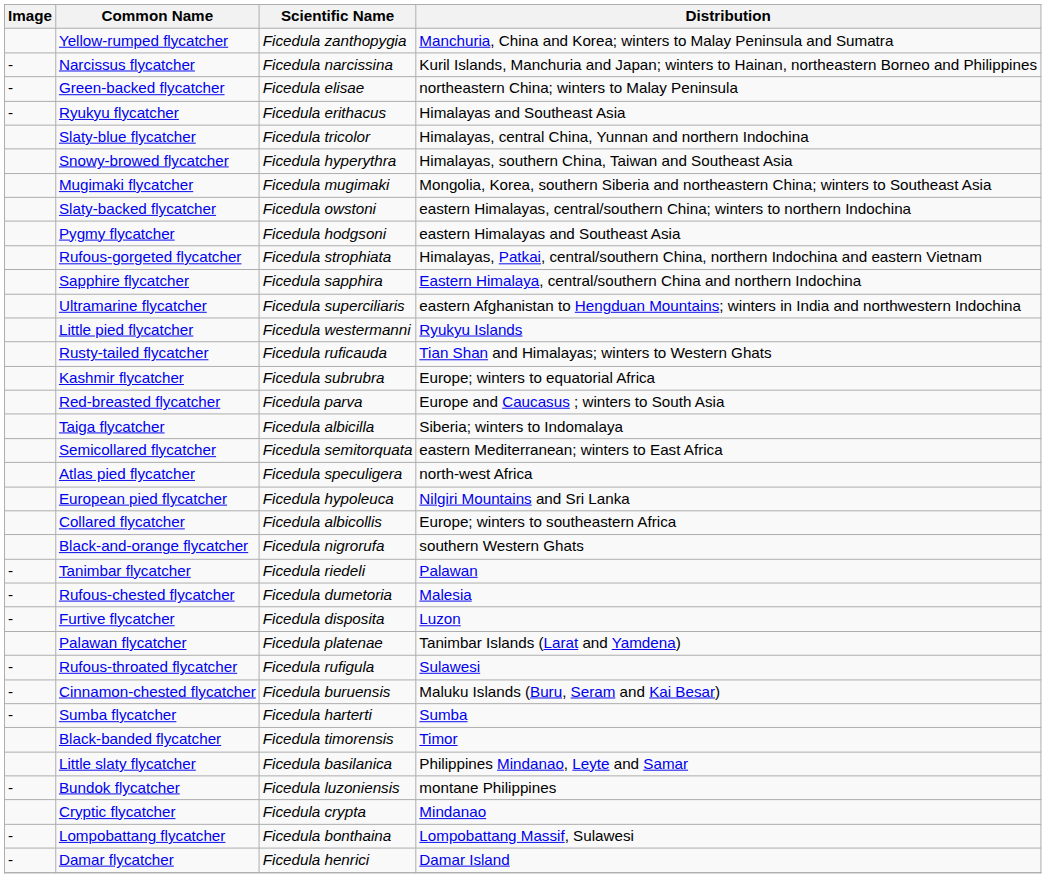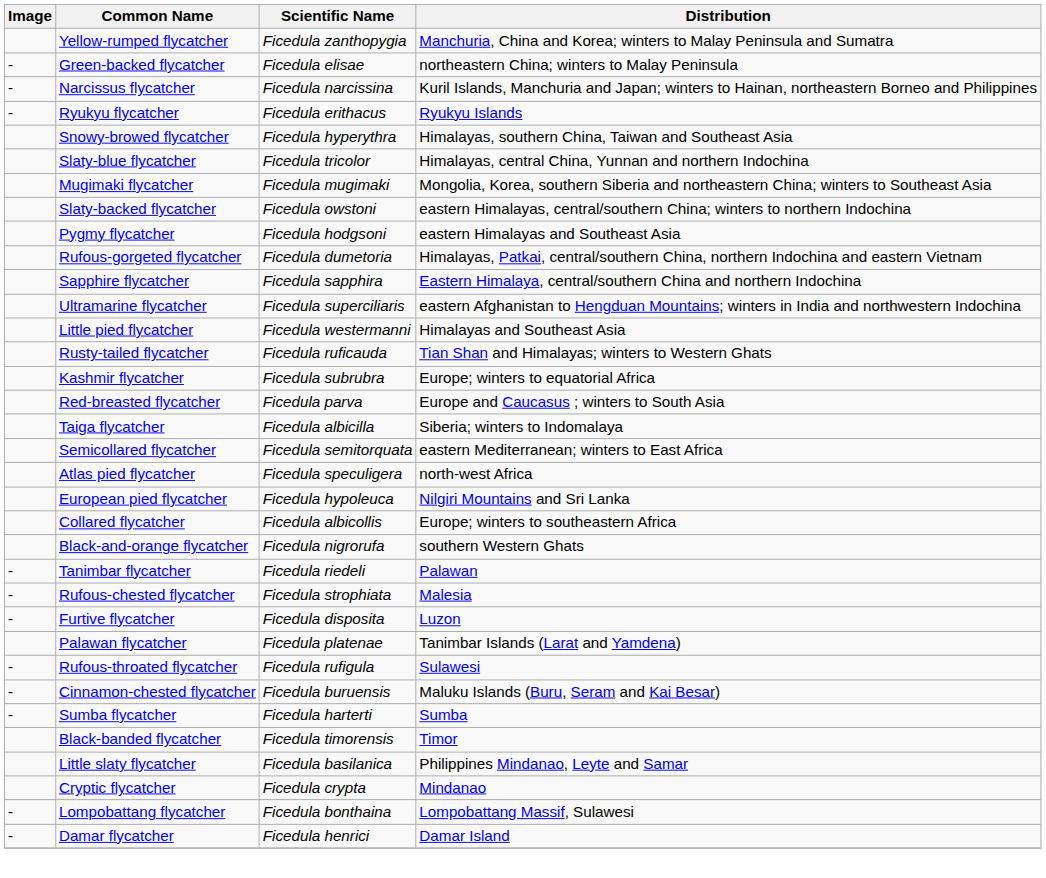rows swapped: (142, 88) <-> (127, 64)
(522, 112) Himalayas and Southeast Asia -> (471, 112) Ryukyu Islands
rows swapped: (127, 137) <-> (144, 161)
(327, 257) Ficedula strophiata -> (327, 257) Ficedula dumetoria
(471, 329) Ryukyu Islands -> (522, 329) Himalayas and Southeast Asia
(327, 595) Ficedula dumetoria -> (327, 595) Ficedula strophiata
- row: (119, 787)
